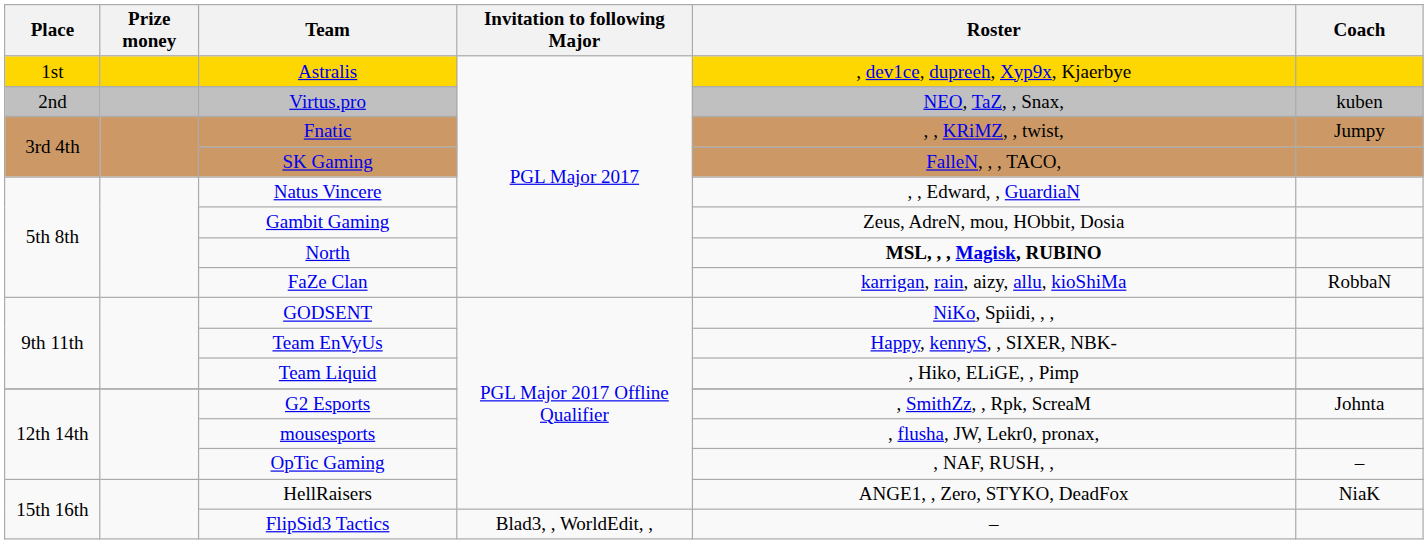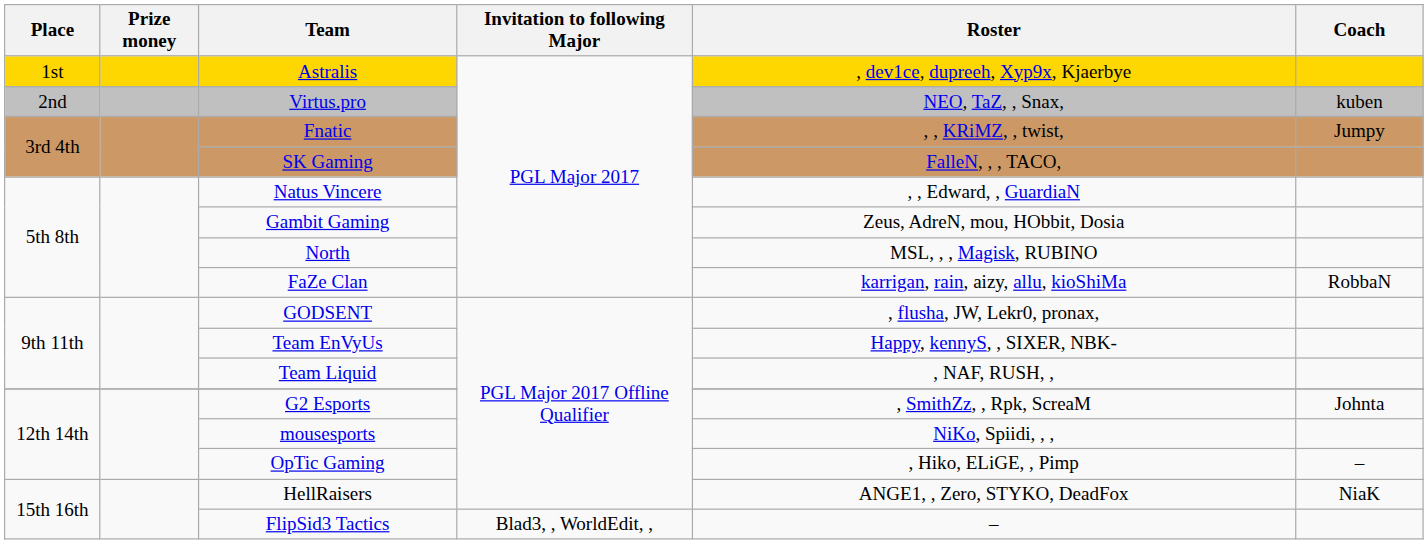(994, 252) bold -> (994, 252) normal
(994, 312) NiKo, Spiidi, , , -> (994, 312) , flusha, JW, Lekr0, pronax,
(994, 373) , Hiko, ELiGE, , Pimp -> (994, 373) , NAF, RUSH, ,
(994, 433) , flusha, JW, Lekr0, pronax, -> (994, 433) NiKo, Spiidi, , ,
(994, 463) , NAF, RUSH, , -> (994, 463) , Hiko, ELiGE, , Pimp
